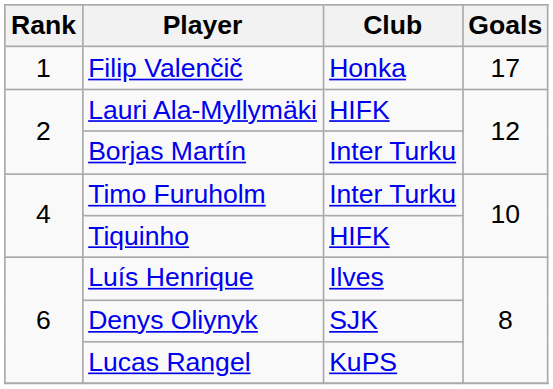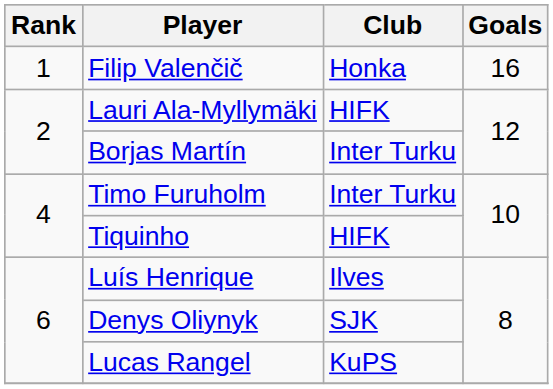(505, 67) 17 -> (505, 67) 16
